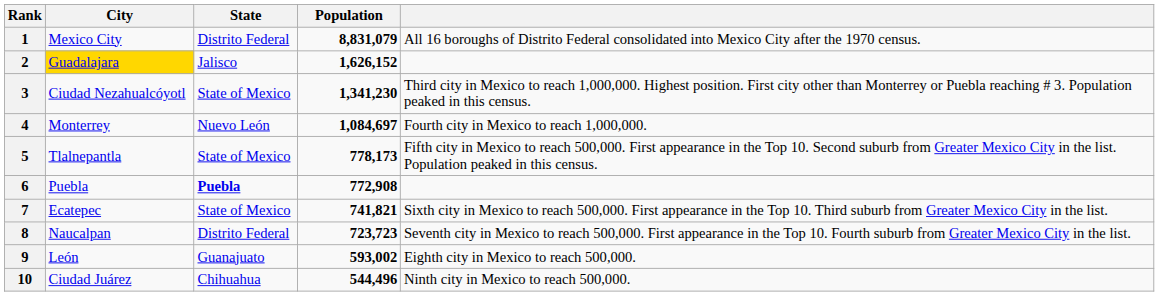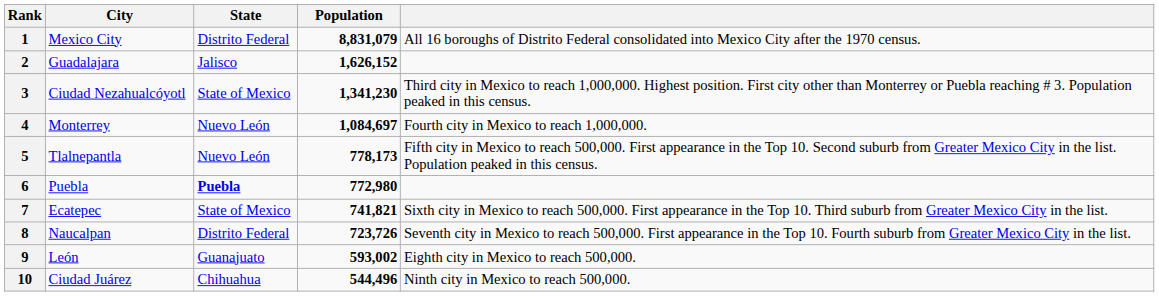(84, 62) gold background -> (84, 62) no background
(244, 156) State of Mexico -> (234, 156) Nuevo León
(374, 187) 772,908 -> (374, 187) 772,980
(374, 233) 723,723 -> (374, 233) 723,726
